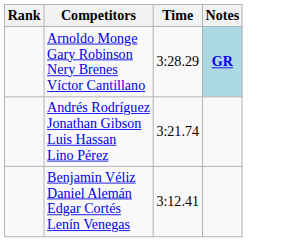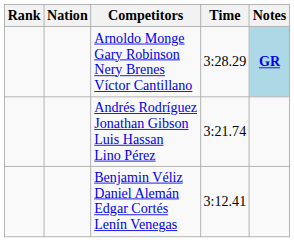+ column: (67, 15)
